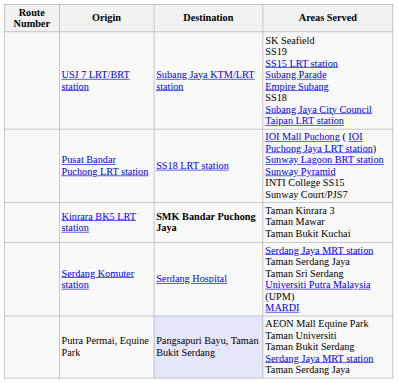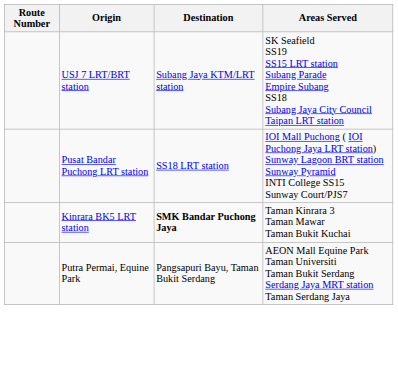- row: (98, 279)
(207, 347) lavender background -> (207, 273) no background
